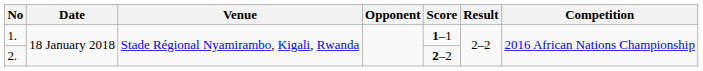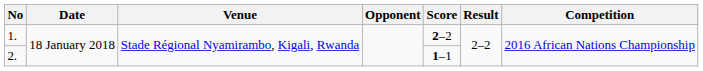(442, 35) 1–1 -> (442, 35) 2–2
(442, 55) 2–2 -> (442, 55) 1–1
